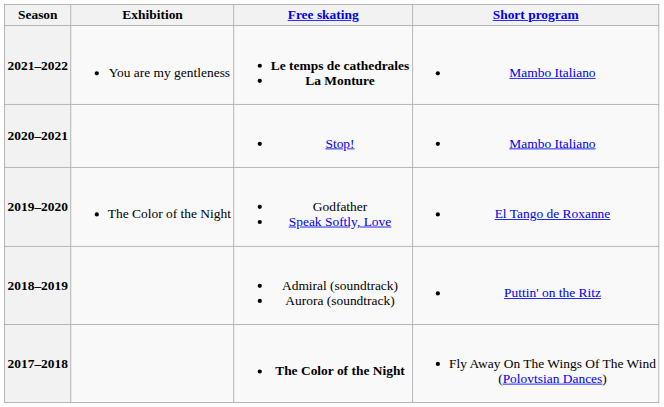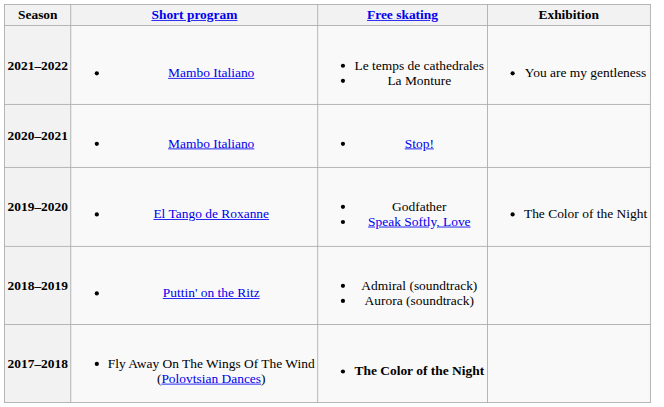columns swapped: (536, 15) <-> (153, 15)
(323, 73) bold -> (403, 73) normal
